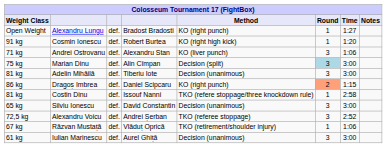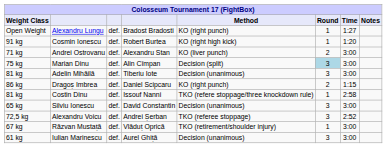(328, 52) 3 -> (328, 52) 2
(350, 52) 1:06 -> (350, 52) 3:00
(328, 84) lightsalmon background -> (328, 84) no background
(350, 127) 1:06 -> (350, 127) 3:00
